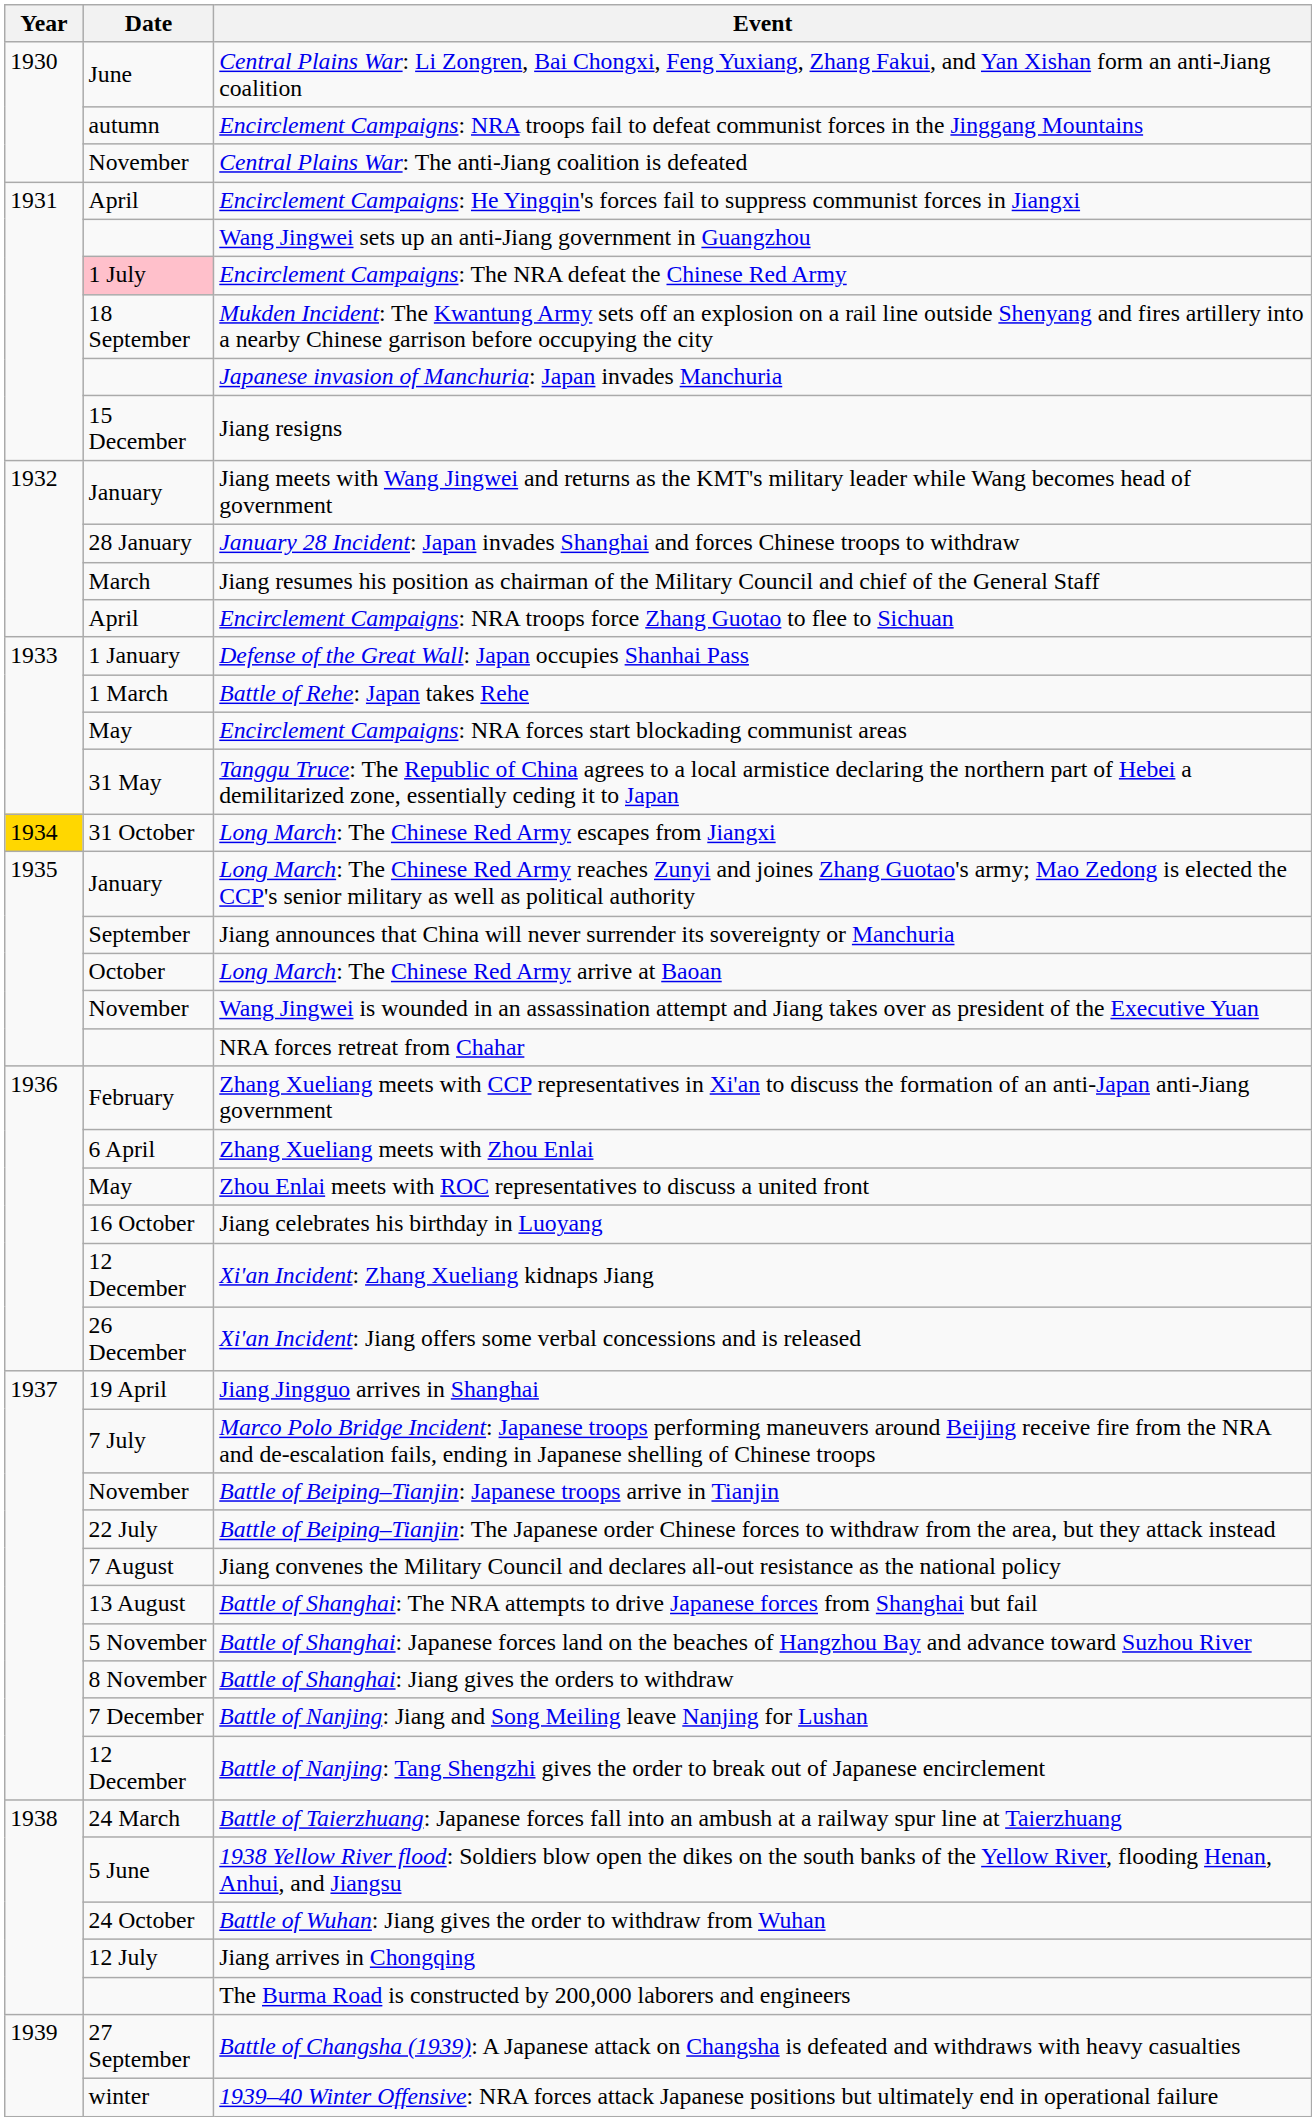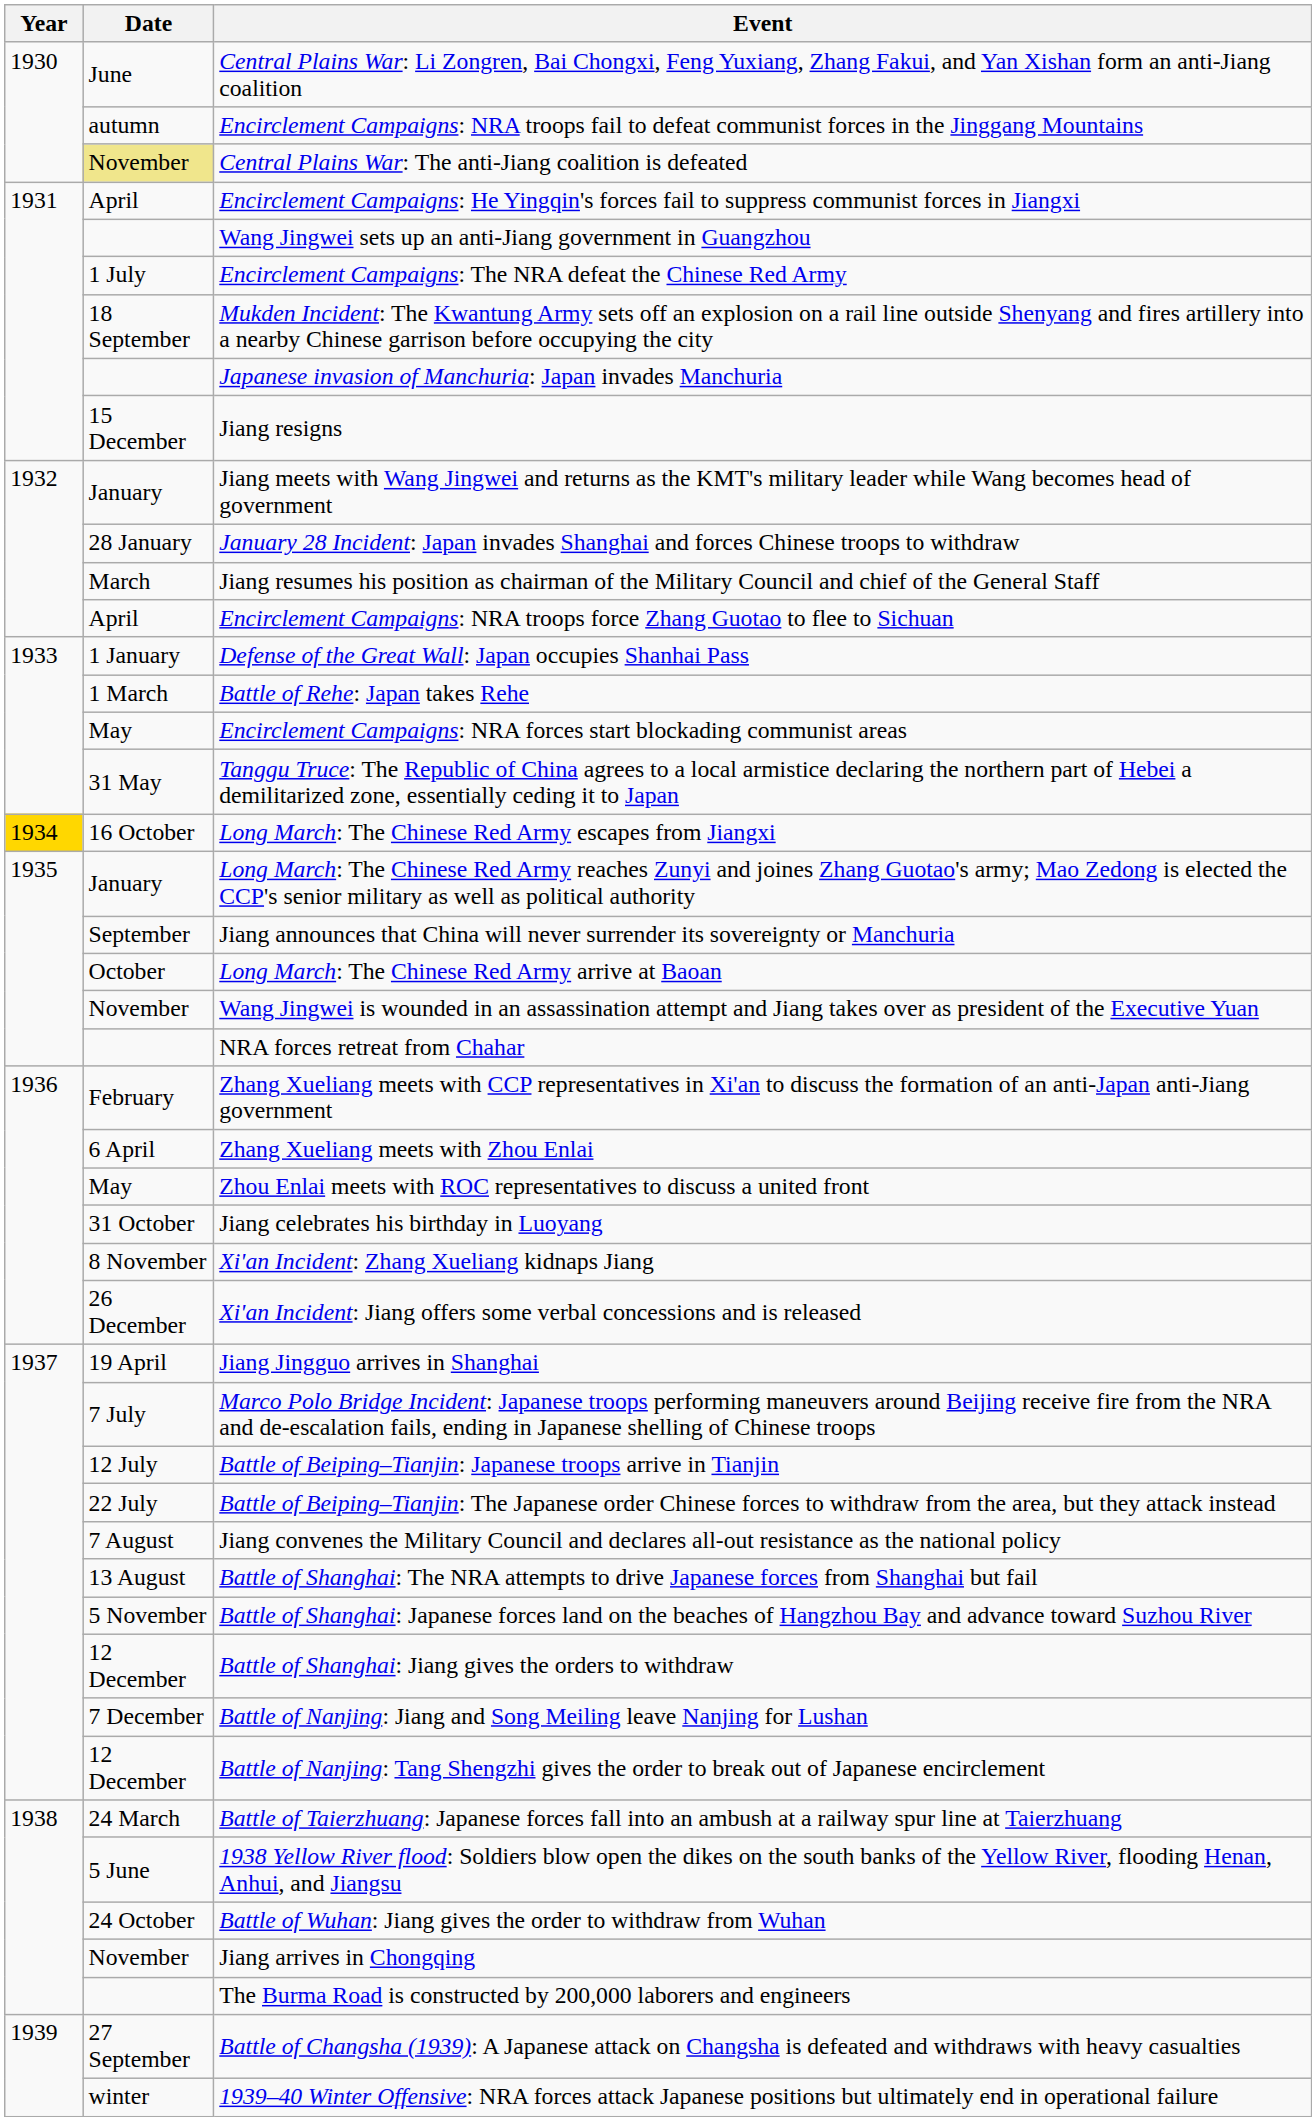(139, 162) no background -> (139, 162) khaki background
(117, 275) pink background -> (117, 275) no background
(142, 832) 31 October -> (142, 832) 16 October
(142, 1223) 16 October -> (142, 1223) 31 October
(137, 1274) 12 December -> (147, 1261) 8 November
(139, 1491) November -> (123, 1464) 12 July
(147, 1679) 8 November -> (137, 1665) 12 December
(123, 1957) 12 July -> (139, 1957) November
